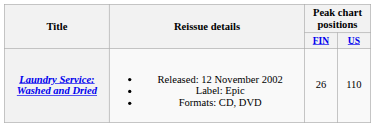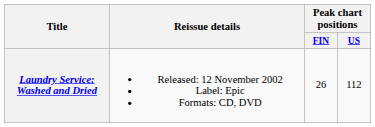(354, 85) 110 -> (354, 85) 112
